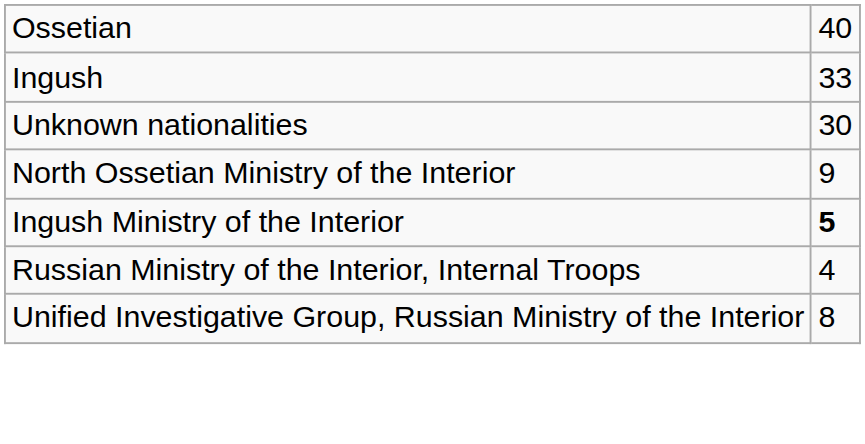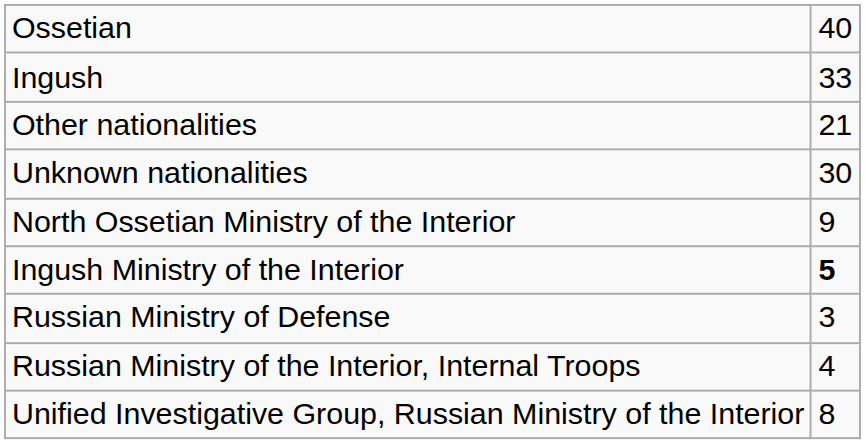+ row: (134, 125)
+ row: (201, 317)
